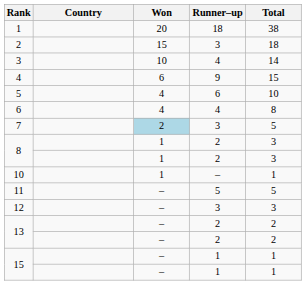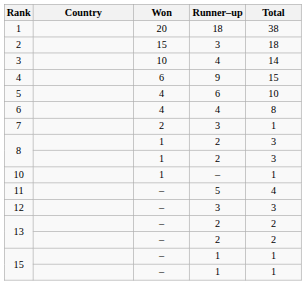(162, 126) lightblue background -> (162, 126) no background
(273, 126) 5 -> (273, 126) 1
(273, 191) 5 -> (273, 191) 4
